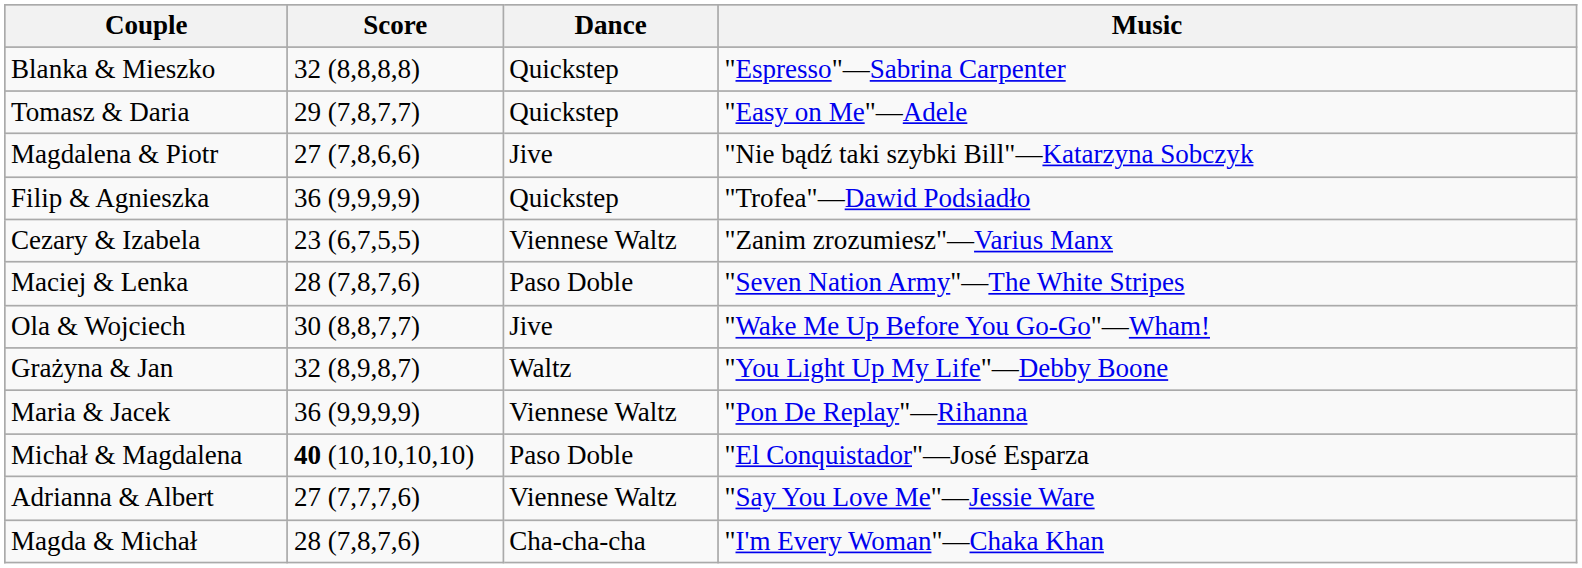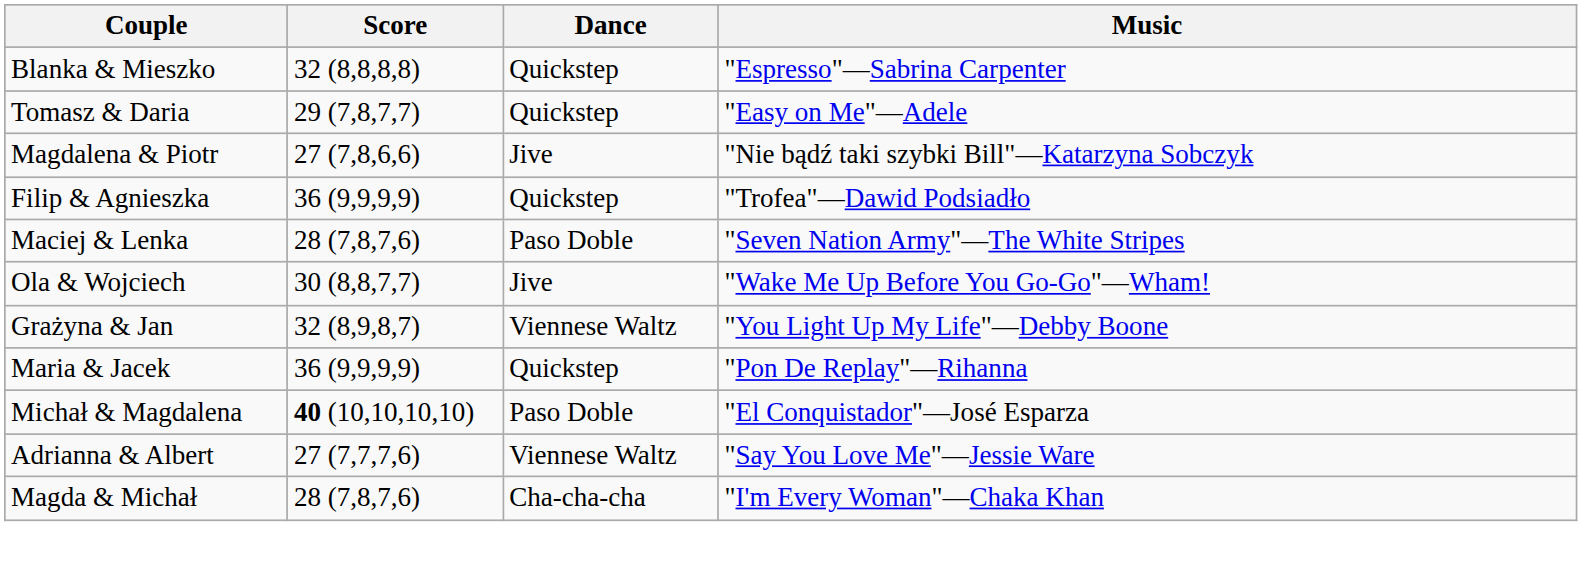- row: (106, 240)
(540, 369) Waltz -> (593, 326) Viennese Waltz
(593, 411) Viennese Waltz -> (564, 369) Quickstep
